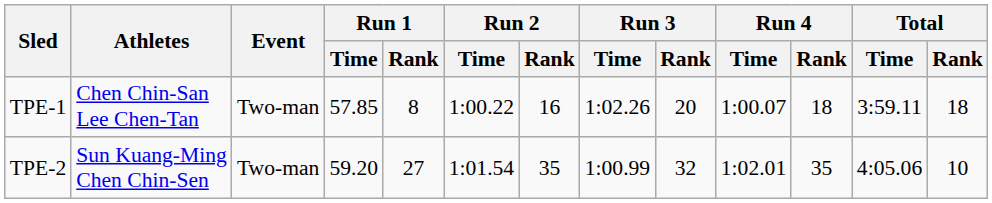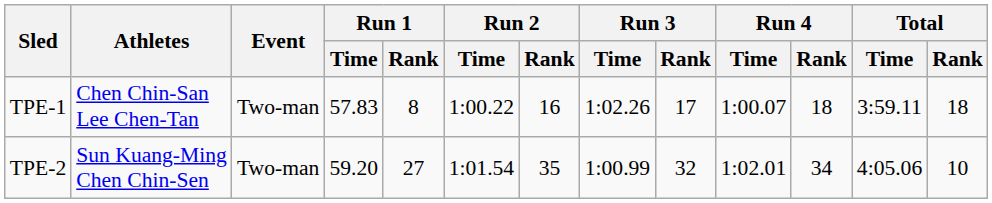(354, 106) 57.85 -> (354, 106) 57.83
(685, 106) 20 -> (685, 106) 17
(822, 167) 35 -> (822, 167) 34
